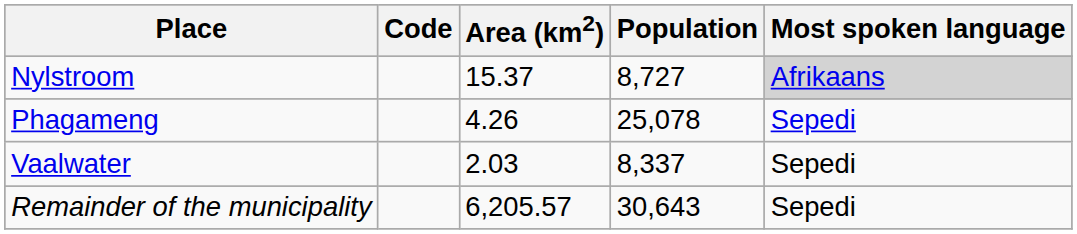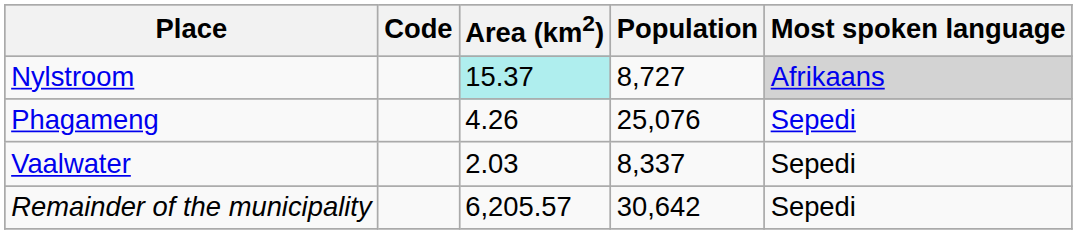(499, 76) no background -> (499, 76) paleturquoise background
(659, 120) 25,078 -> (659, 120) 25,076
(659, 207) 30,643 -> (659, 207) 30,642
